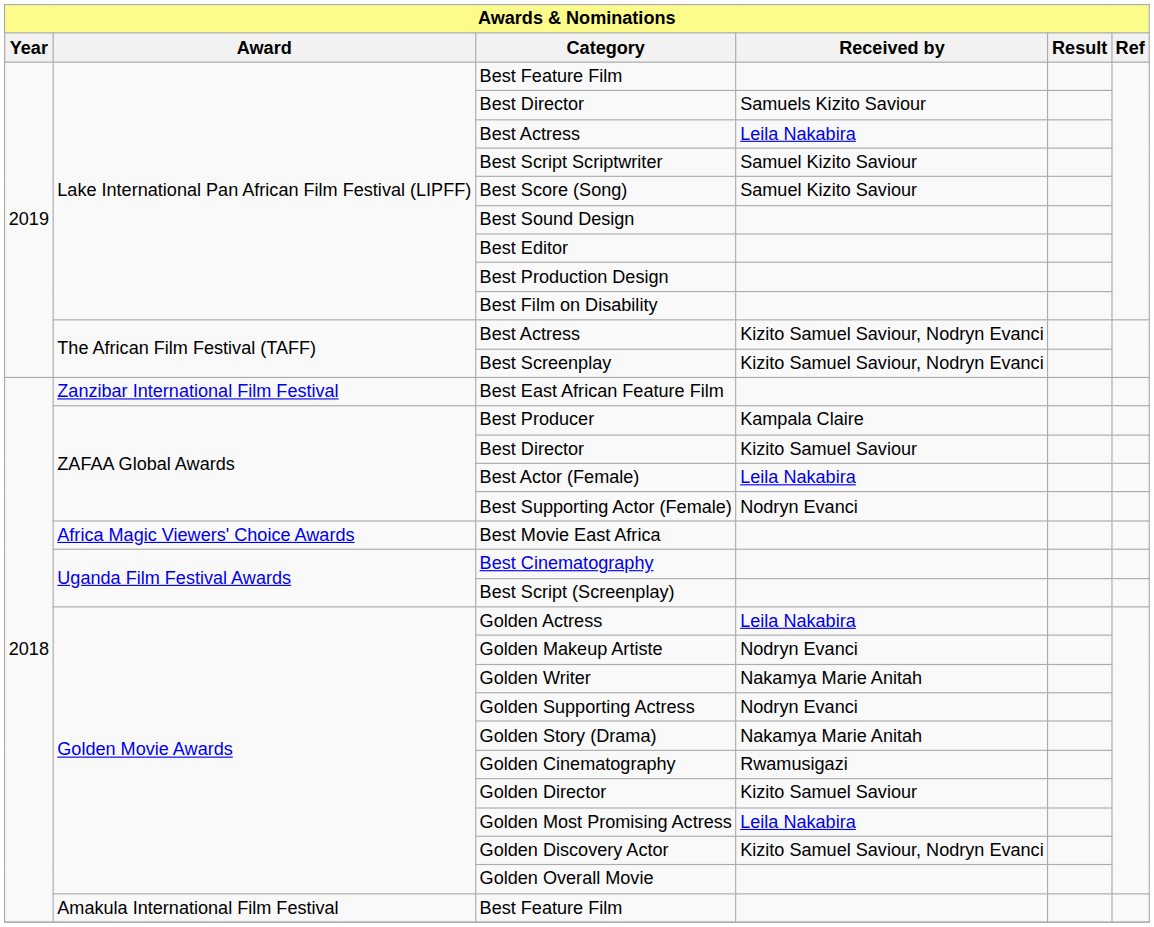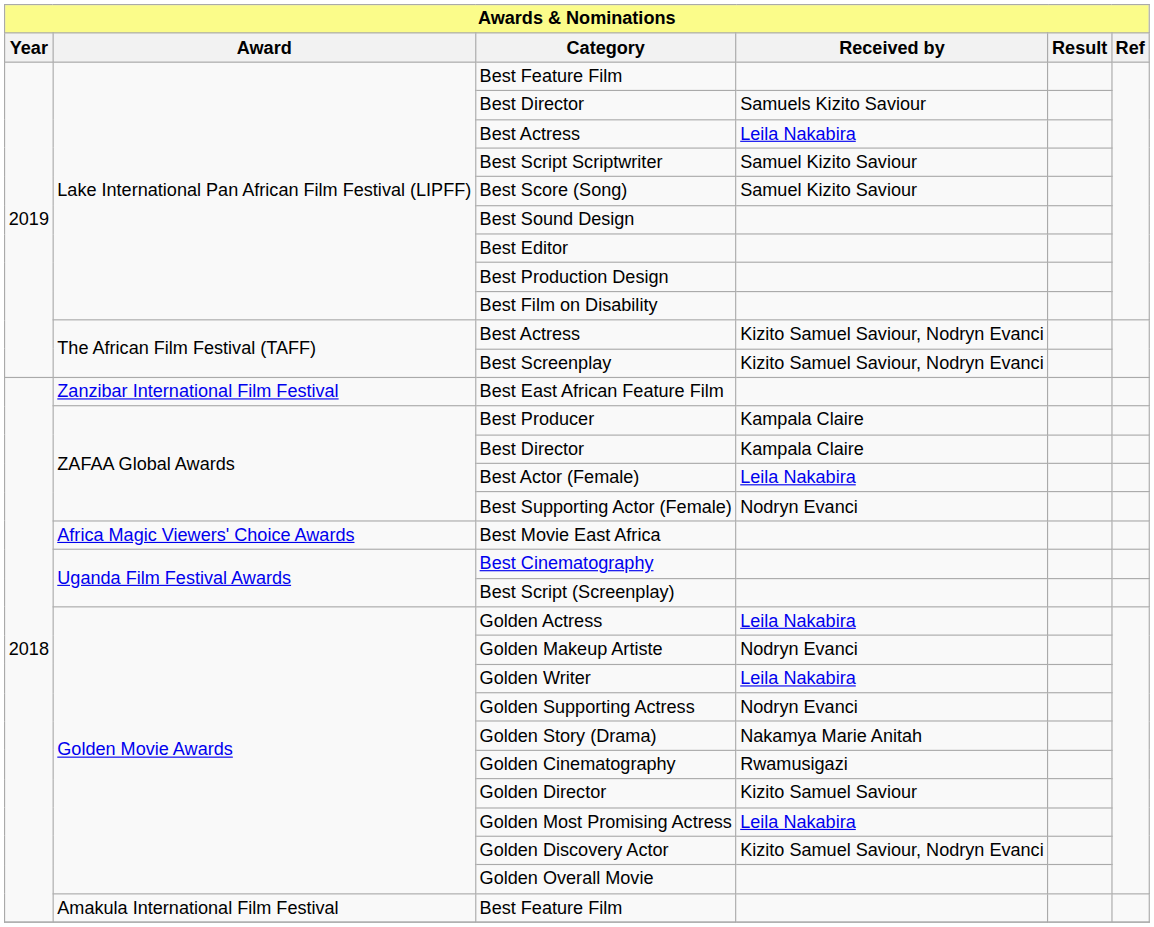(829, 448) Kizito Samuel Saviour -> (802, 448) Kampala Claire
(831, 678) Nakamya Marie Anitah -> (798, 678) Leila Nakabira
